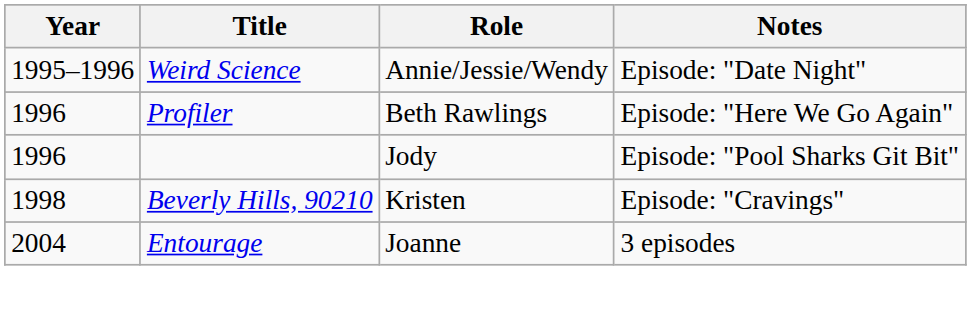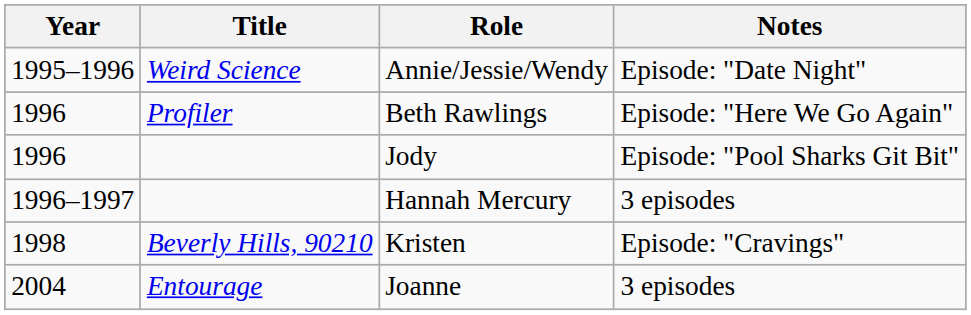+ row: (478, 199)
